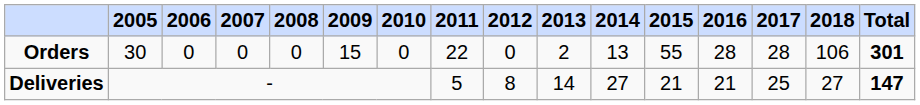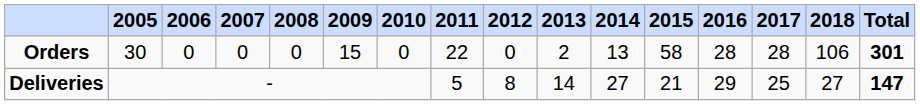(671, 52) 55 -> (671, 52) 58
(725, 83) 21 -> (725, 83) 29
